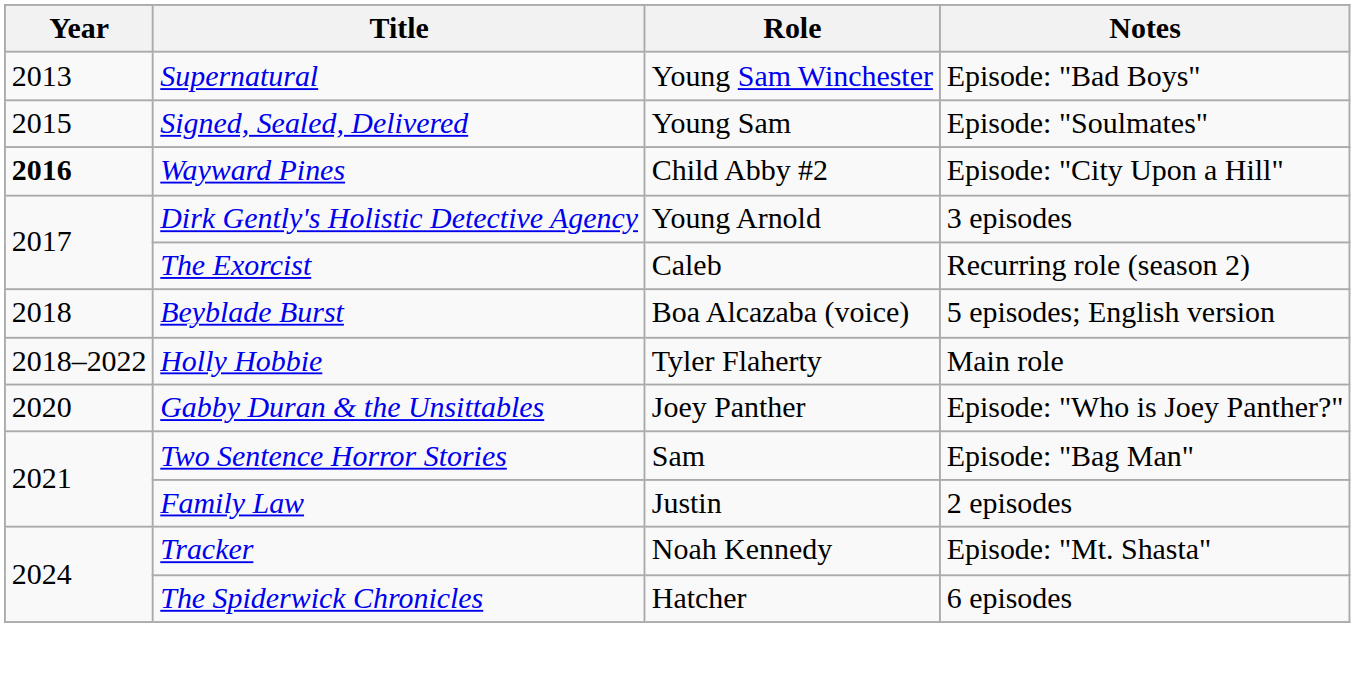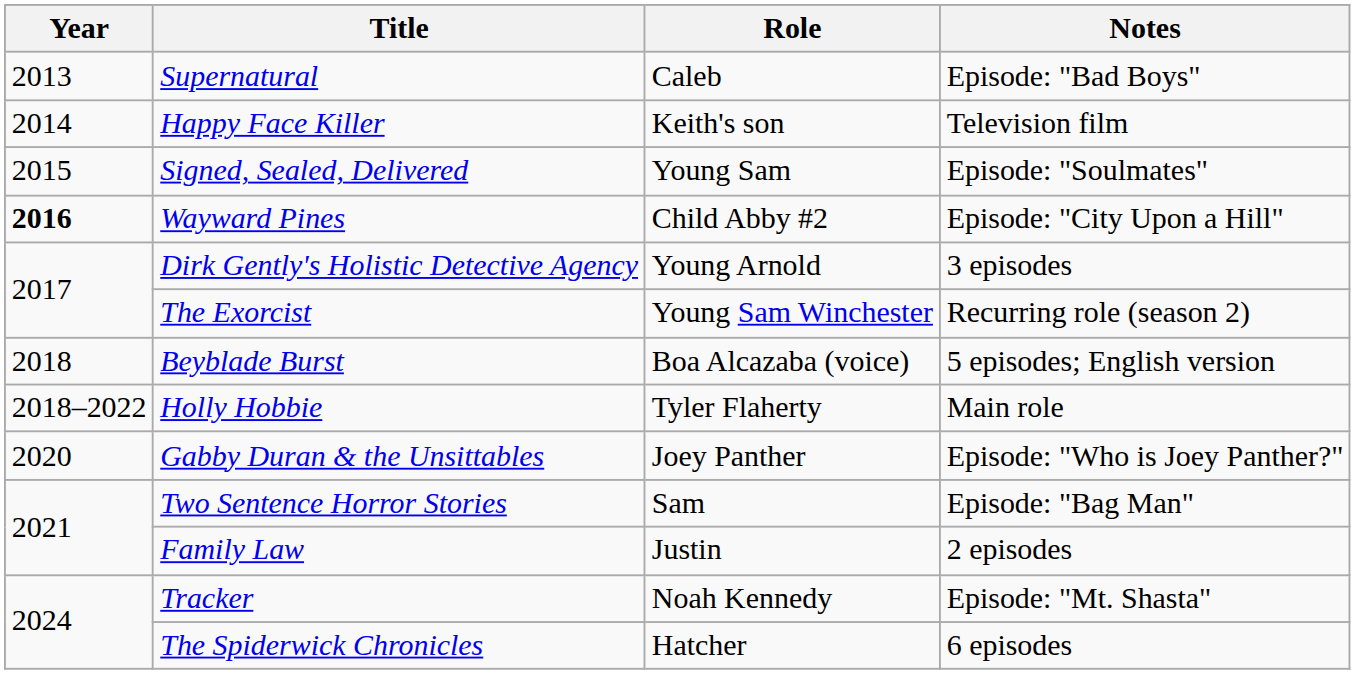(792, 75) Young Sam Winchester -> (687, 75) Caleb
+ row: (272, 123)
(687, 265) Caleb -> (792, 312) Young Sam Winchester
